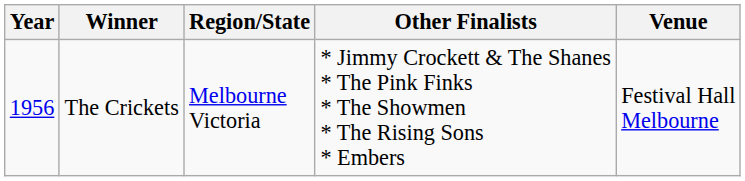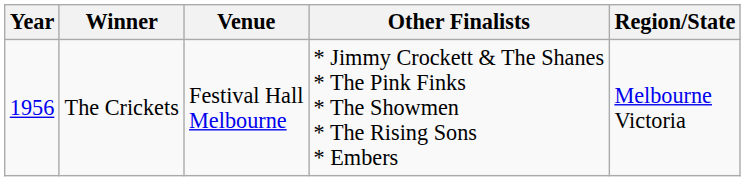columns swapped: (250, 22) <-> (678, 22)
